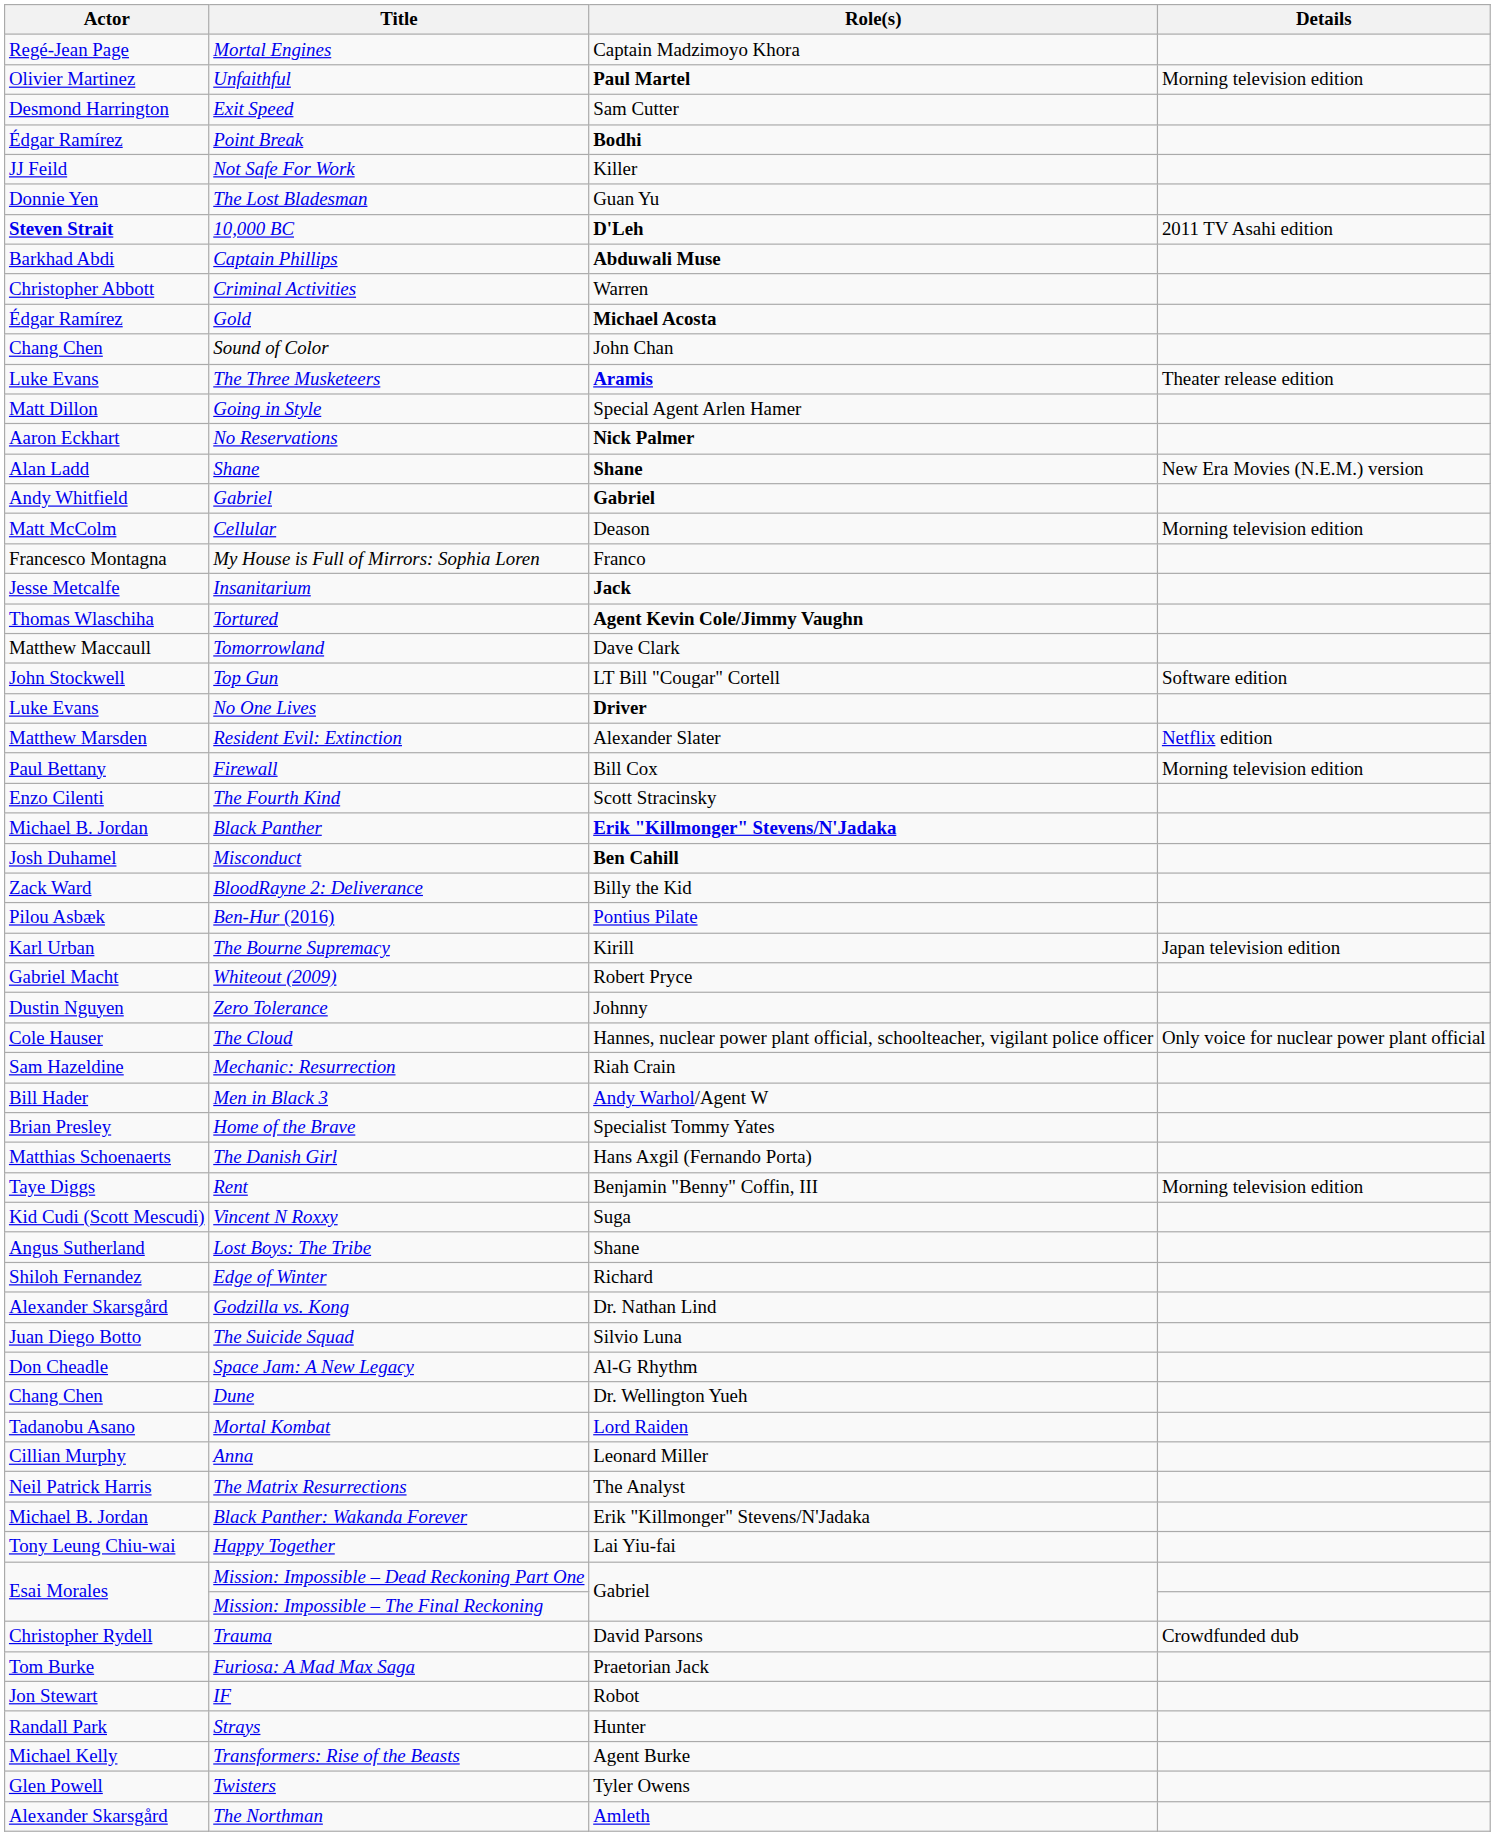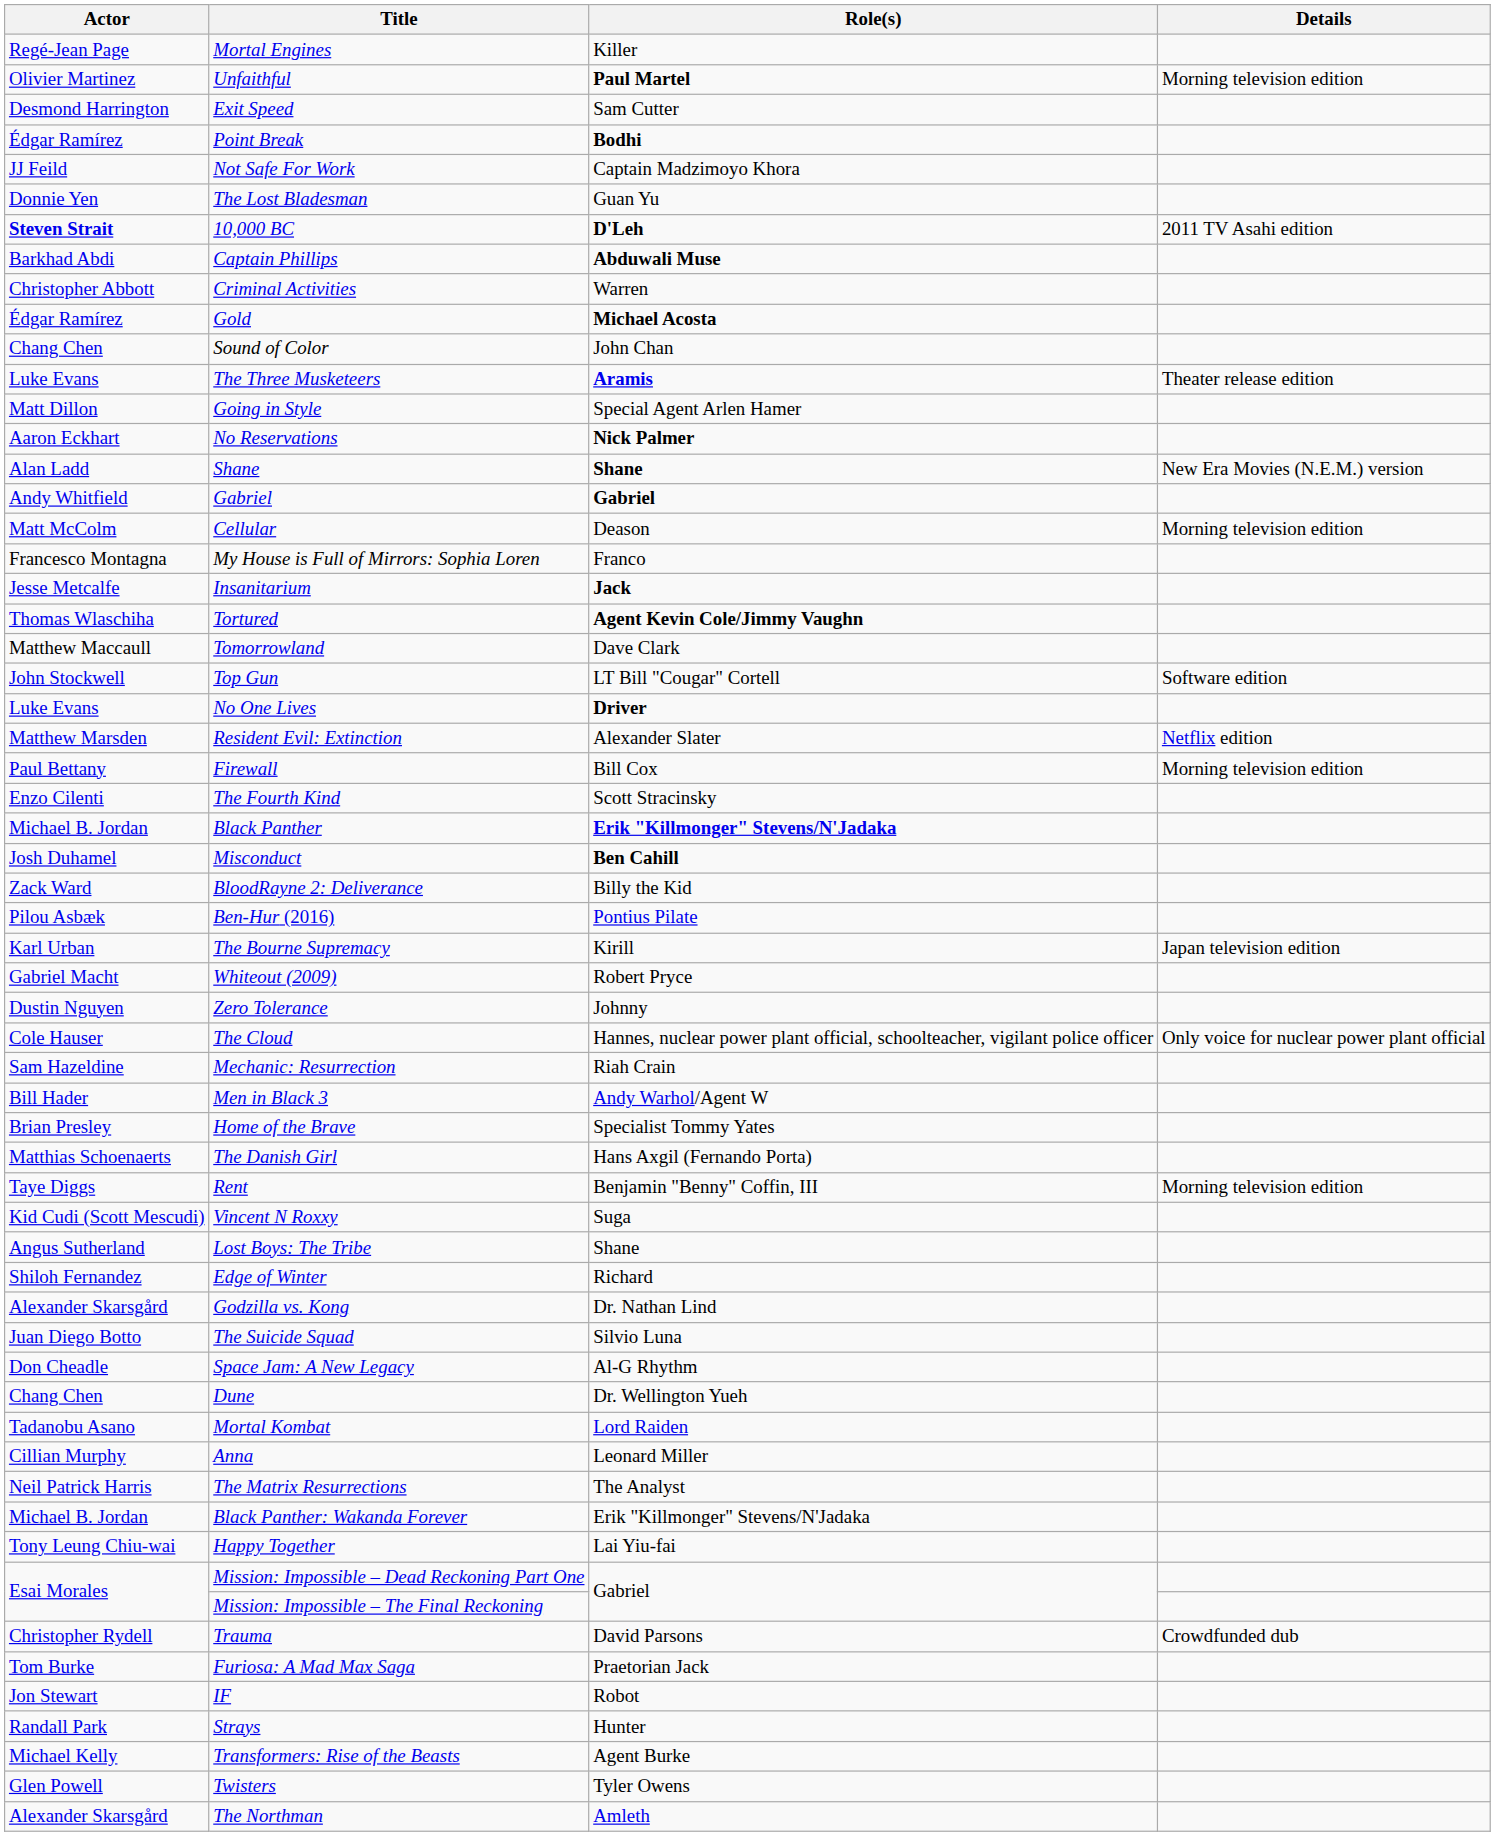(696, 49) Captain Madzimoyo Khora -> (615, 49) Killer
(615, 169) Killer -> (696, 169) Captain Madzimoyo Khora
